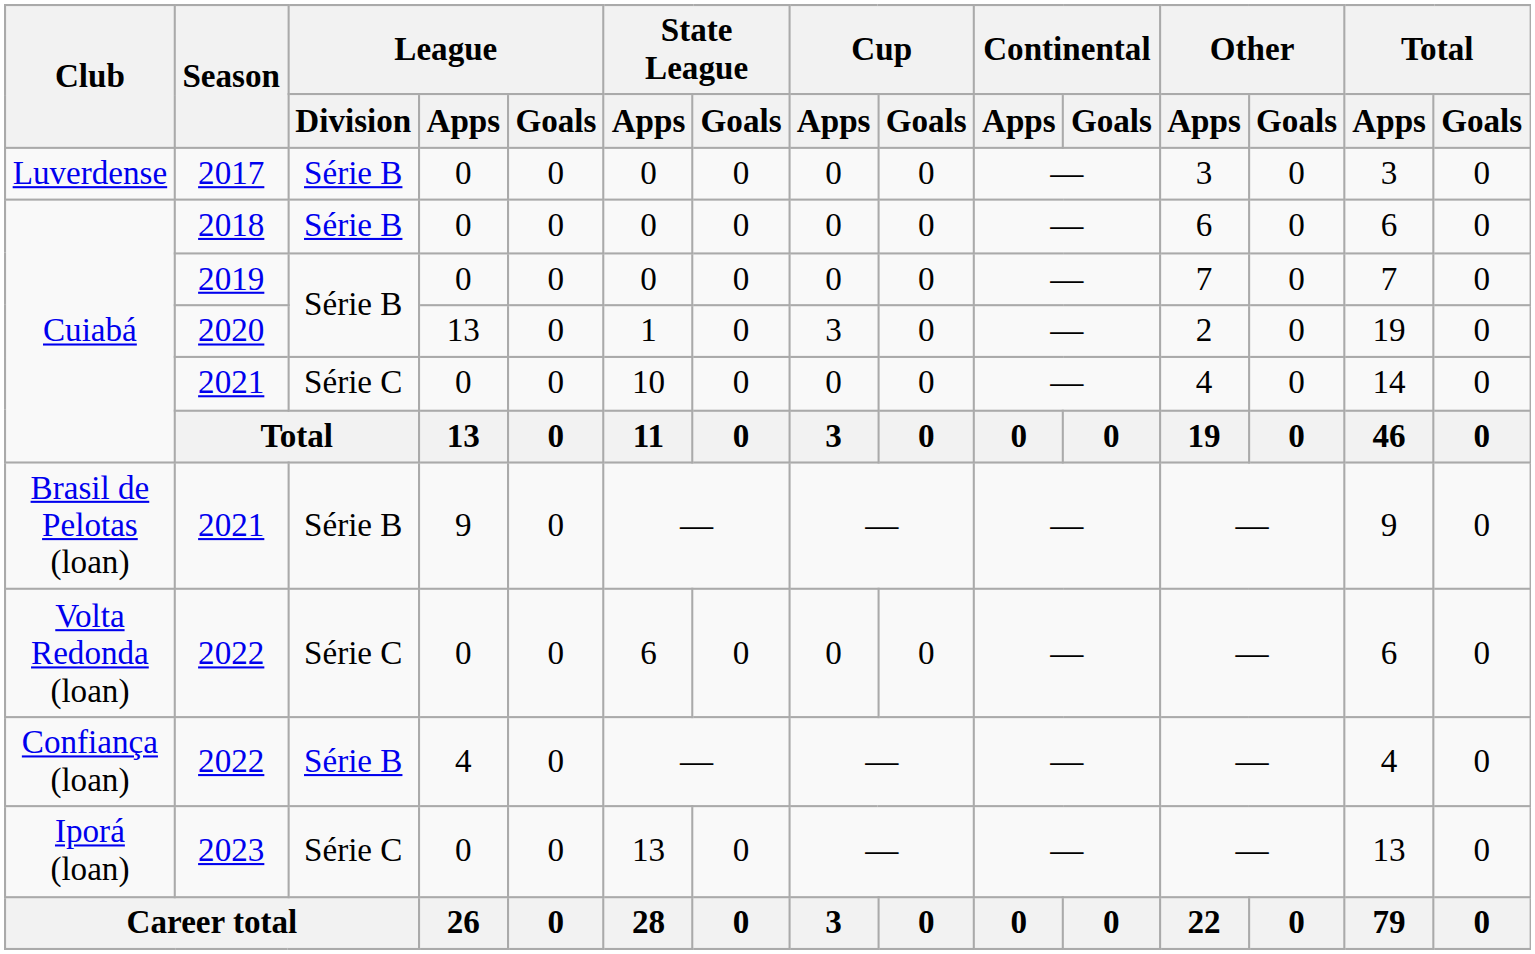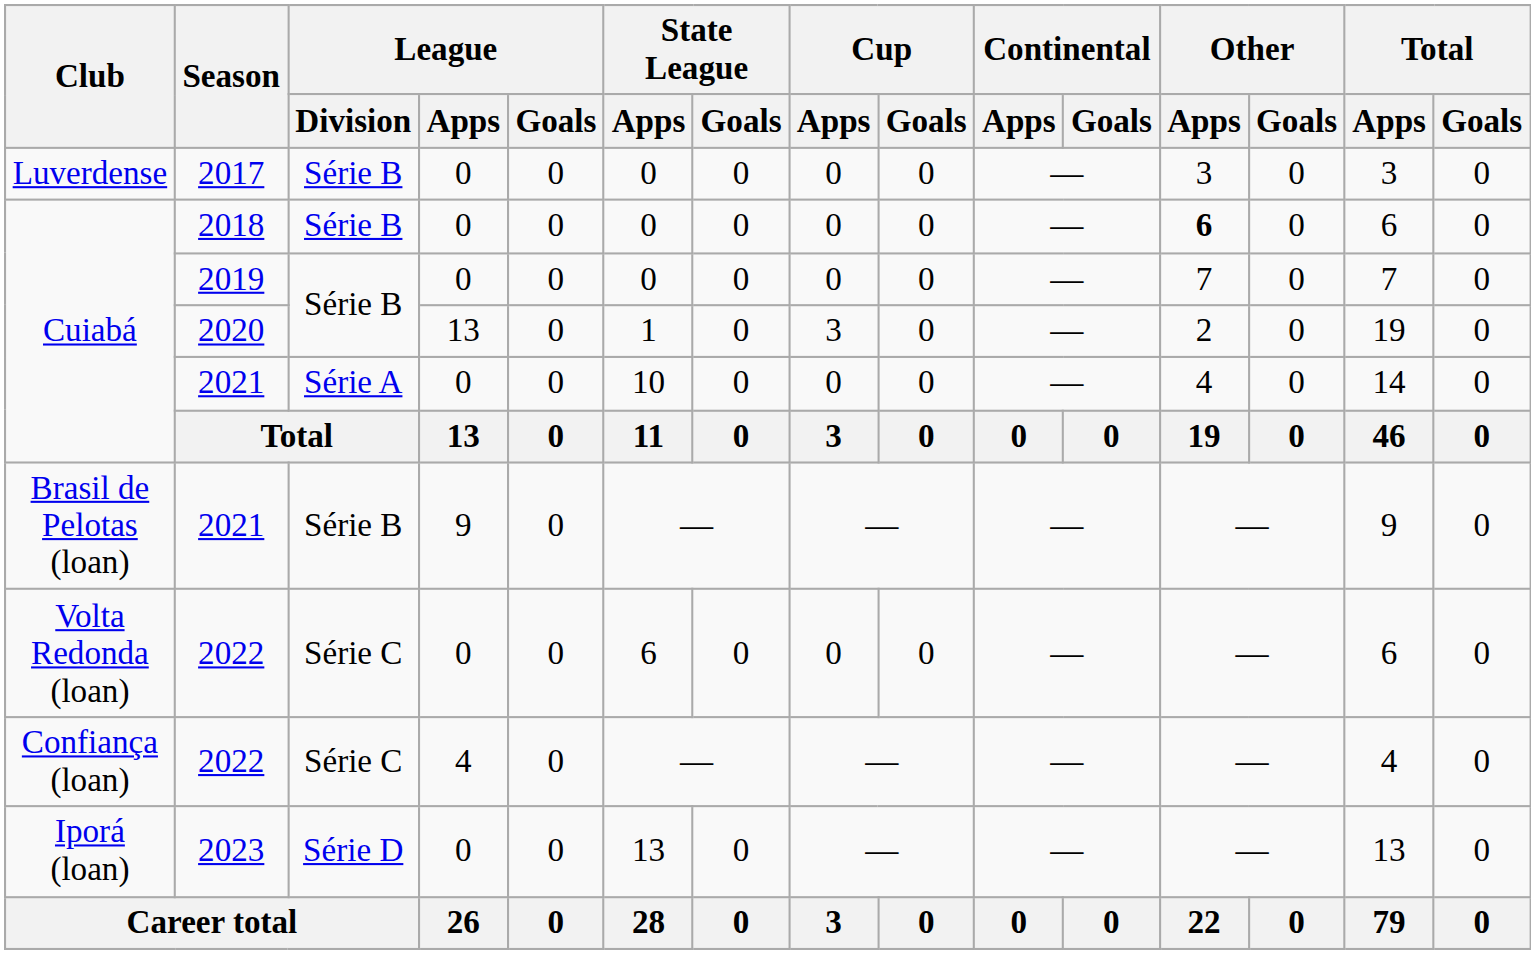(1204, 225) normal -> (1204, 225) bold
(353, 383) Série C -> (353, 383) Série A
(353, 760) Série B -> (353, 760) Série C
(353, 850) Série C -> (353, 850) Série D
